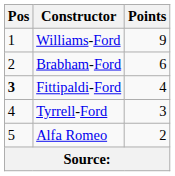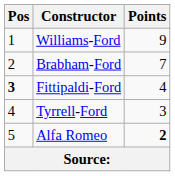(163, 64) 6 -> (163, 64) 7
(163, 135) normal -> (163, 135) bold
